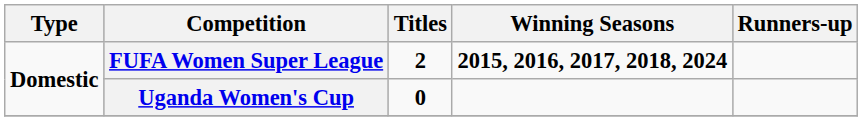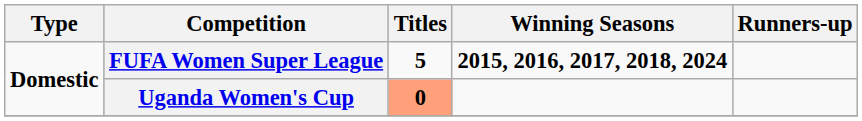(420, 60) 2 -> (420, 60) 5
(420, 97) no background -> (420, 97) lightsalmon background
